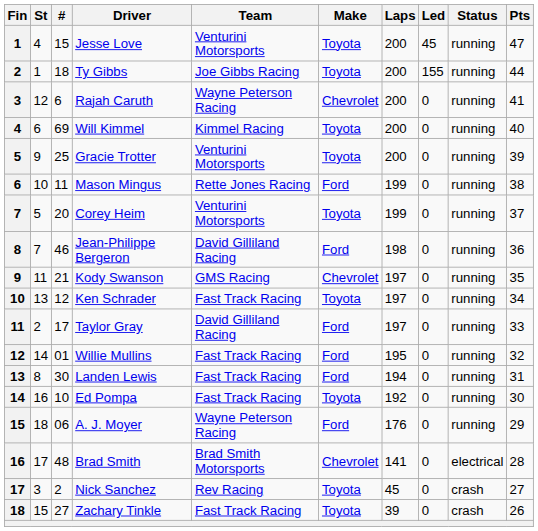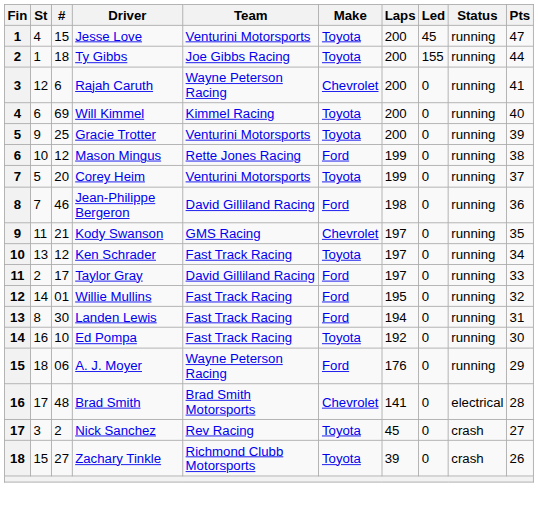(61, 185) 11 -> (62, 155) 12
(248, 510) Fast Track Racing -> (234, 458) Richmond Clubb Motorsports
